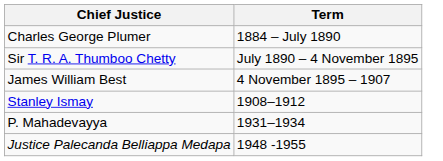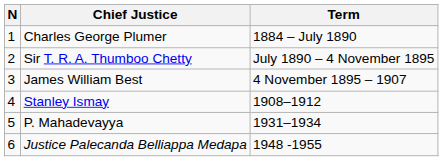+ column: (12, 15)
